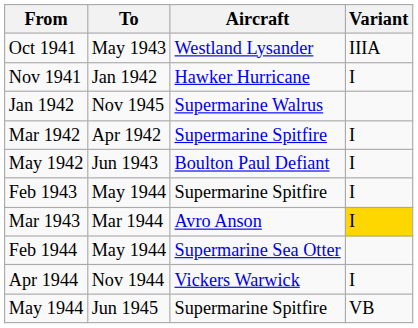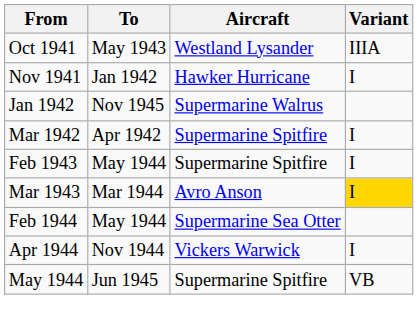- row: (46, 163)
